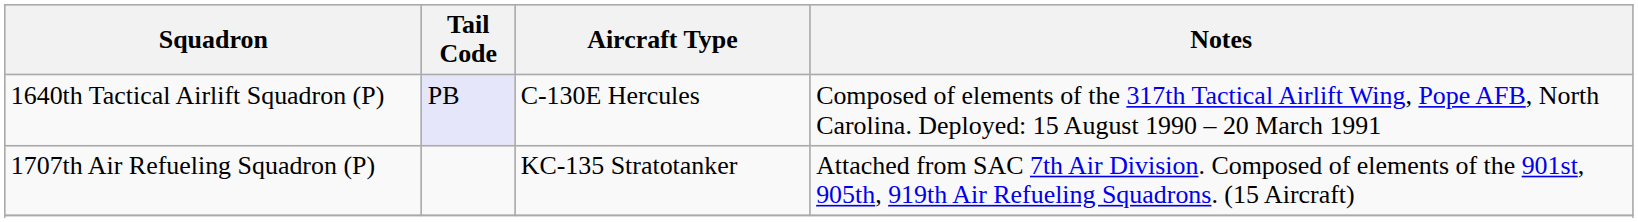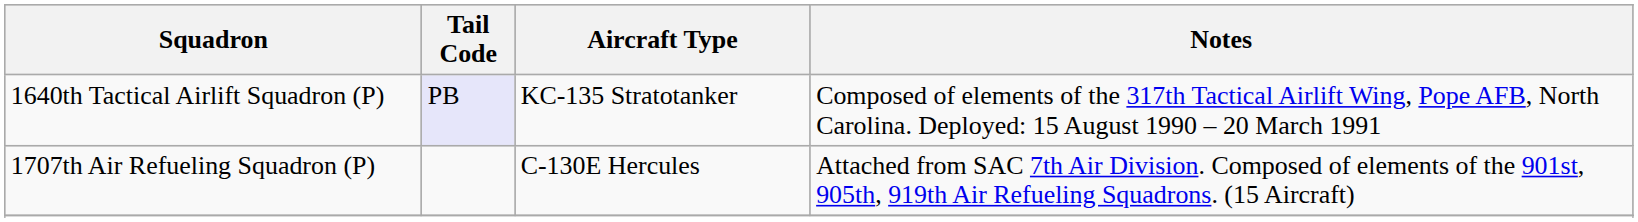(610, 95) C-130E Hercules -> (629, 95) KC-135 Stratotanker
(629, 165) KC-135 Stratotanker -> (610, 165) C-130E Hercules
